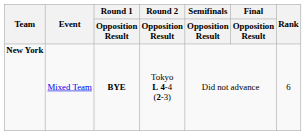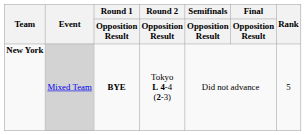(70, 87) no background -> (70, 87) lightgrey background
(289, 87) 6 -> (289, 87) 5
